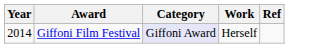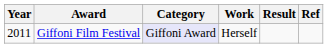+ column: (279, 14)
(19, 33) 2014 -> (19, 33) 2011
